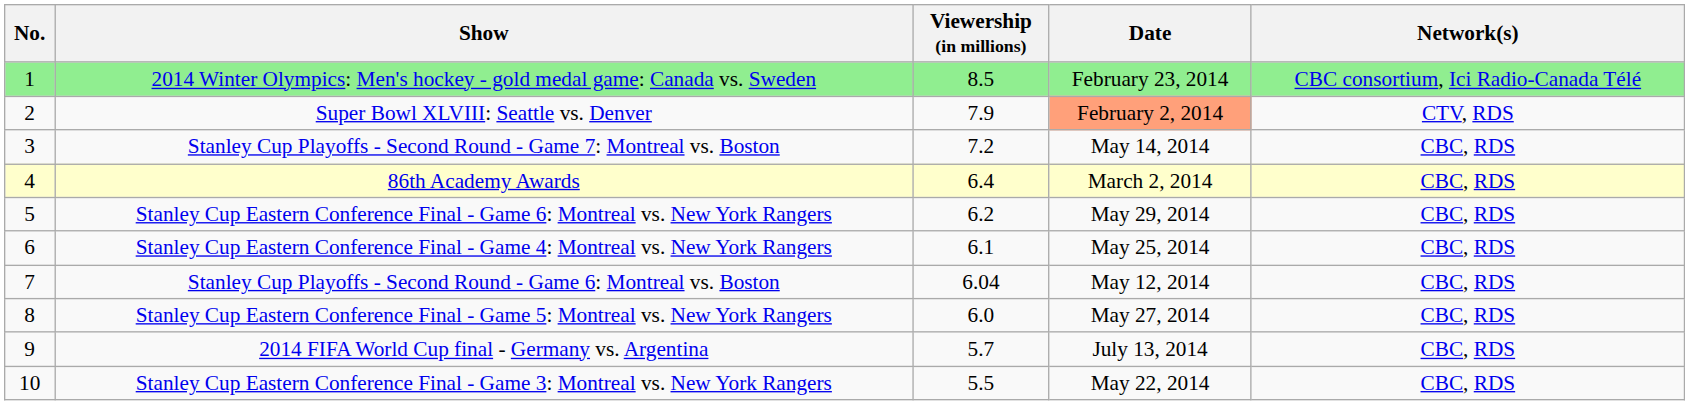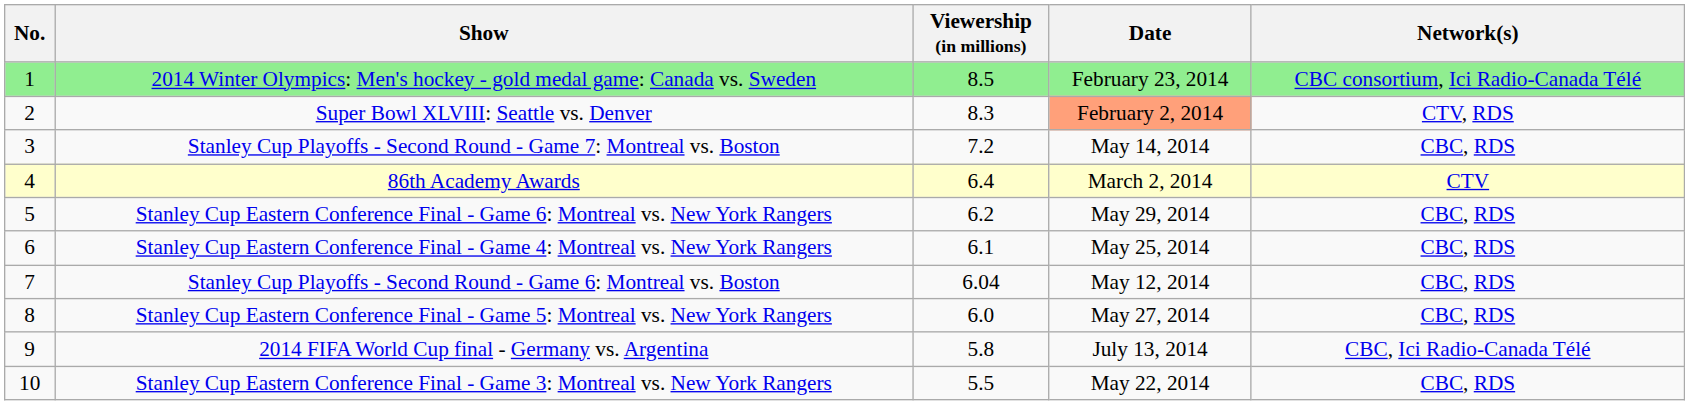(981, 112) 7.9 -> (981, 112) 8.3
(1468, 180) CBC, RDS -> (1468, 180) CTV
(981, 349) 5.7 -> (981, 349) 5.8
(1468, 349) CBC, RDS -> (1468, 349) CBC, Ici Radio-Canada Télé
